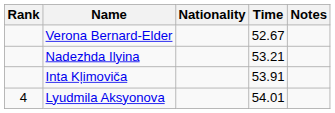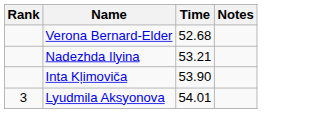- column: (212, 14)
(268, 35) 52.67 -> (195, 35) 52.68
(268, 77) 53.91 -> (195, 77) 53.90
(23, 98) 4 -> (23, 98) 3
